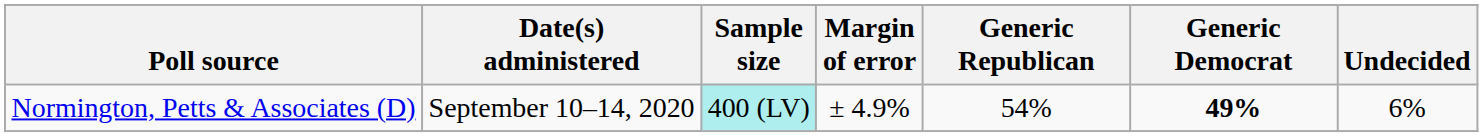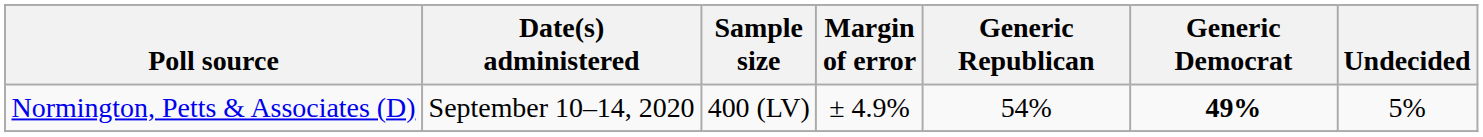(759, 106) paleturquoise background -> (759, 106) no background
(1407, 106) 6% -> (1407, 106) 5%
